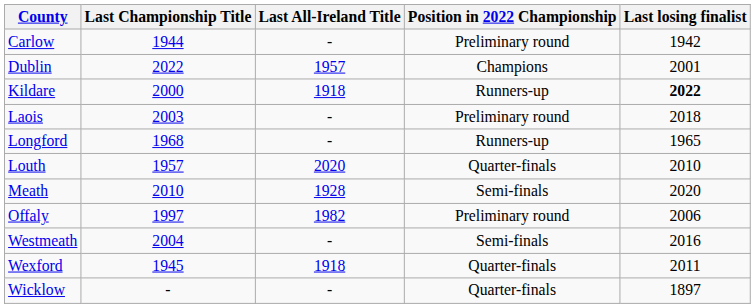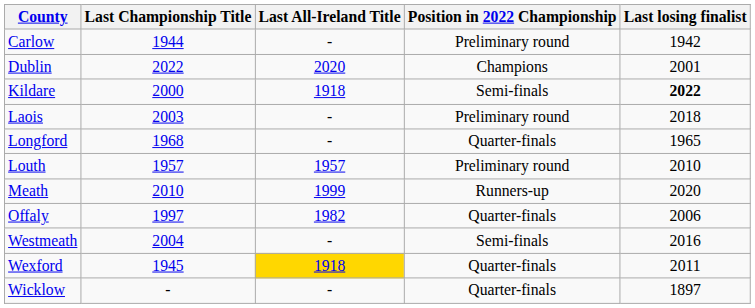(330, 66) 1957 -> (330, 66) 2020
(512, 91) Runners-up -> (512, 91) Semi-finals
(512, 141) Runners-up -> (512, 141) Quarter-finals
(330, 166) 2020 -> (330, 166) 1957
(512, 166) Quarter-finals -> (512, 166) Preliminary round
(330, 191) 1928 -> (330, 191) 1999
(512, 191) Semi-finals -> (512, 191) Runners-up
(512, 215) Preliminary round -> (512, 215) Quarter-finals
(330, 265) no background -> (330, 265) gold background
